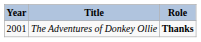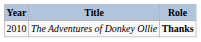(16, 29) 2001 -> (16, 29) 2010
